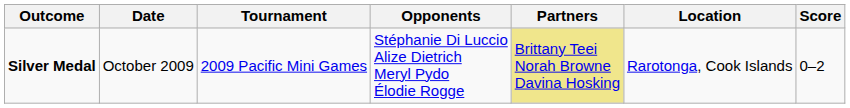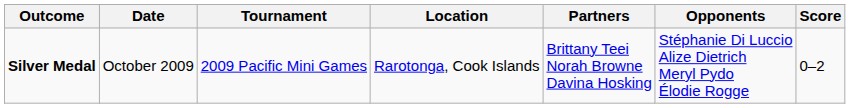columns swapped: (710, 16) <-> (441, 16)
(567, 65) khaki background -> (599, 65) no background
